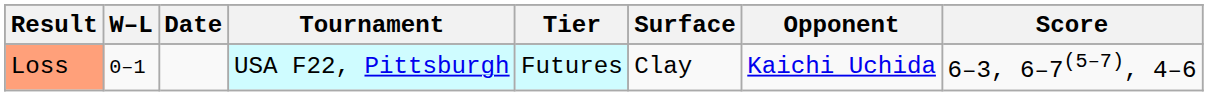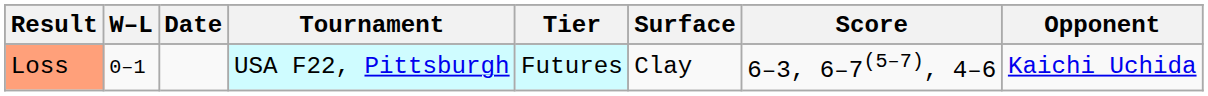columns swapped: (842, 25) <-> (1072, 25)
